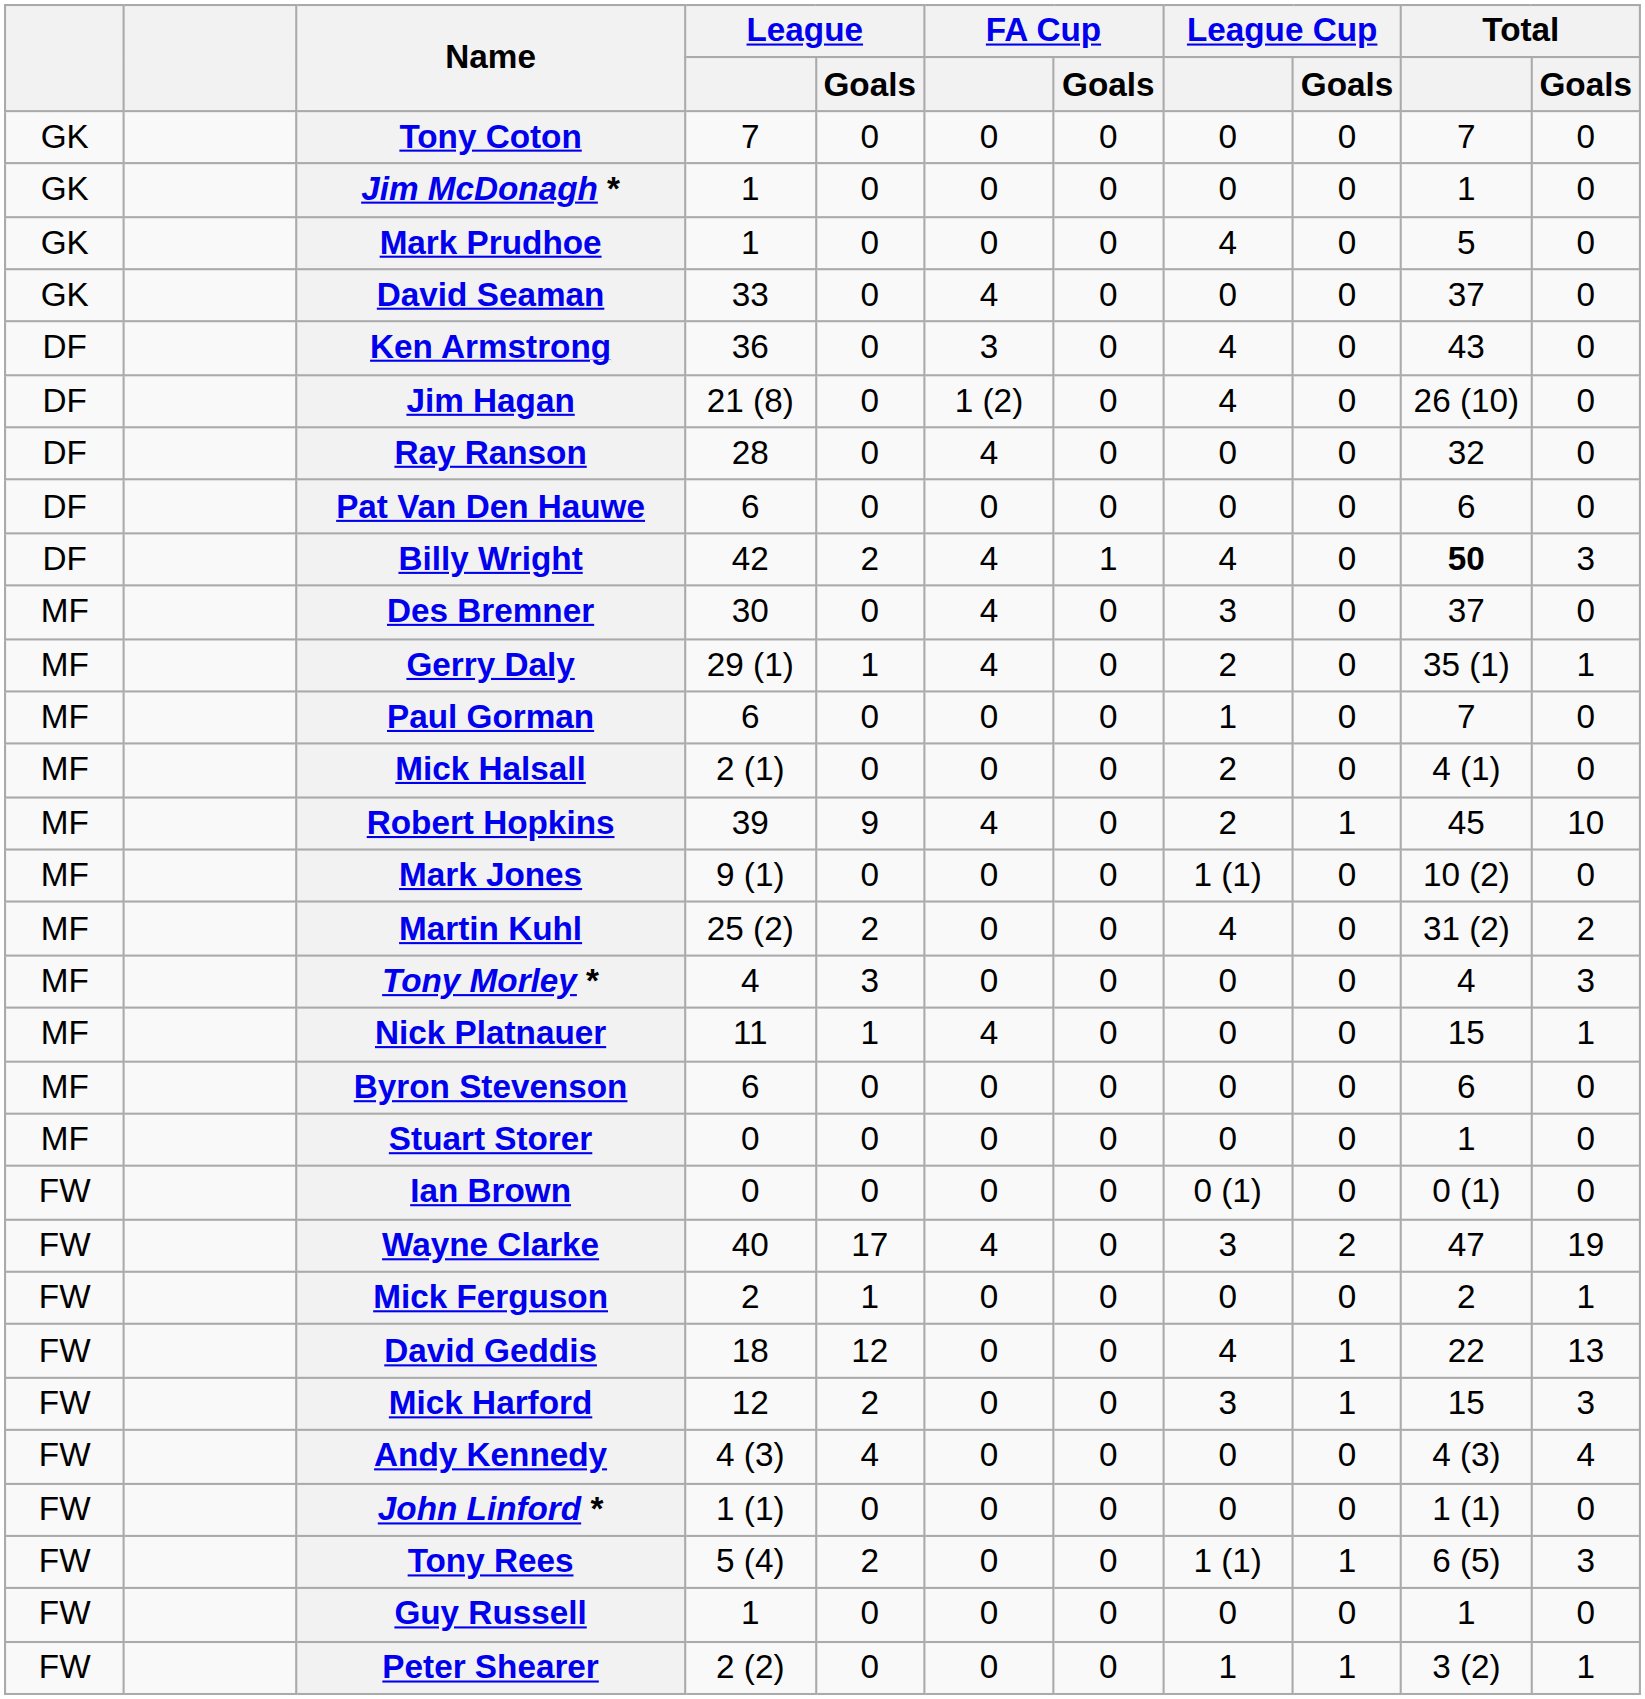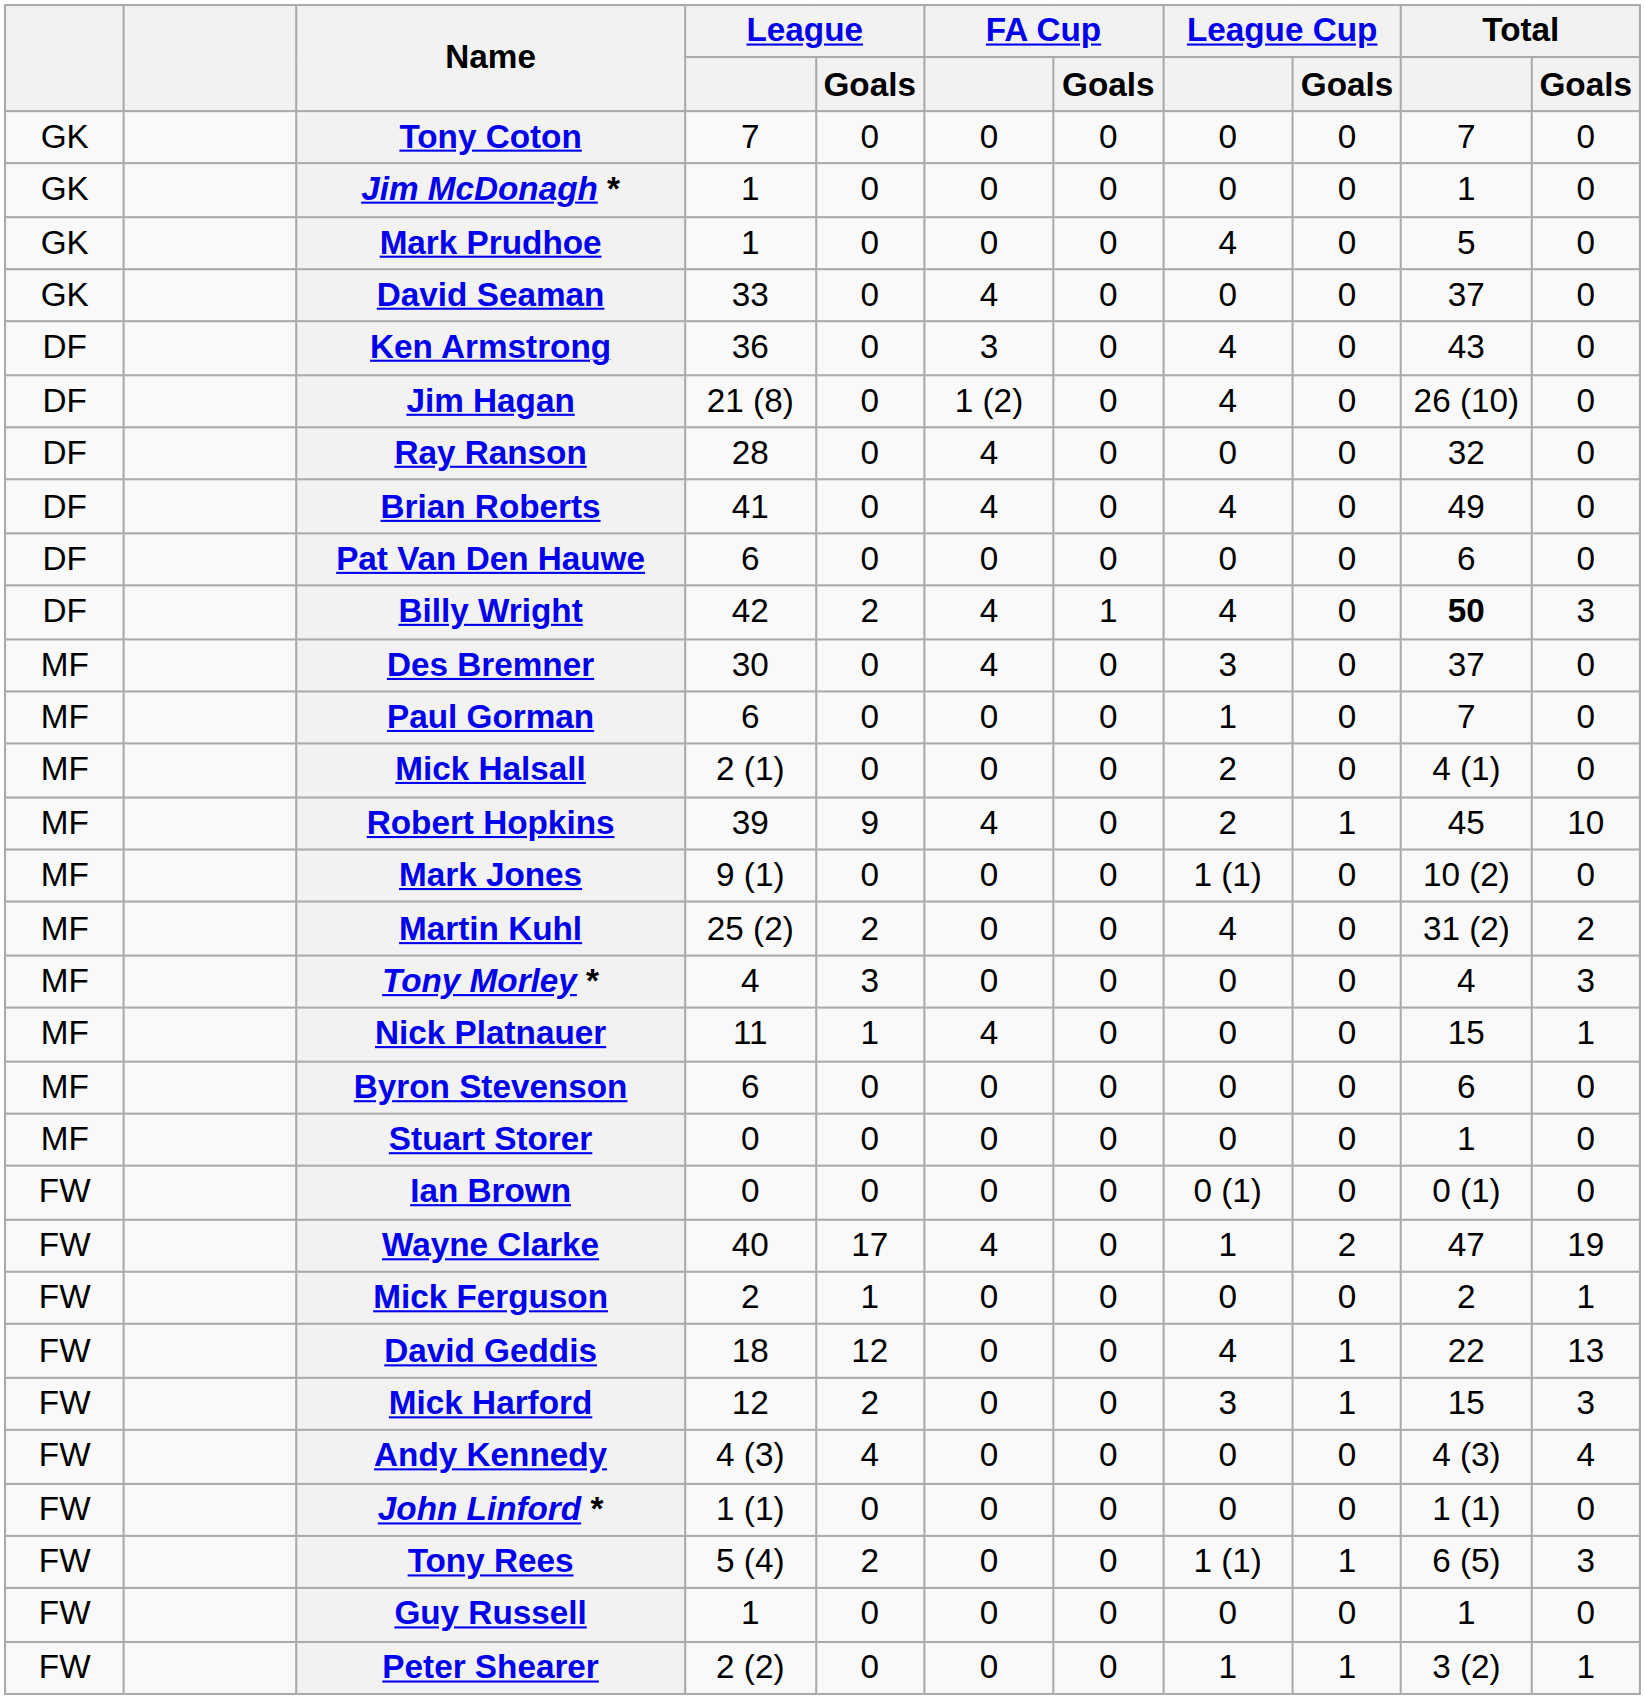+ row: (491, 505)
- row: (491, 664)
(1228, 1244) 3 -> (1228, 1244) 1
